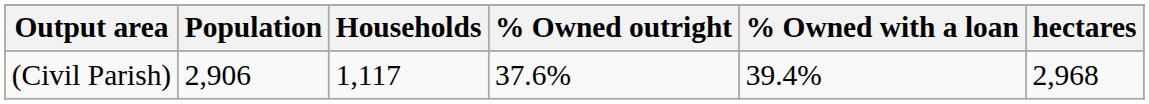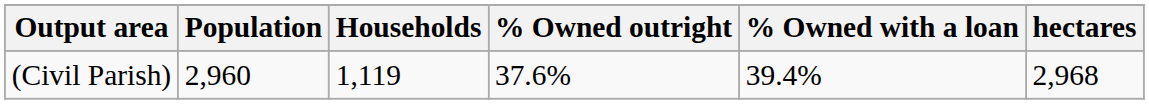(218, 74) 2,906 -> (218, 74) 2,960
(368, 74) 1,117 -> (368, 74) 1,119
